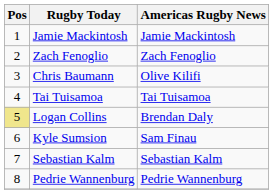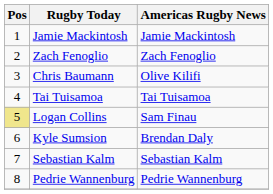(177, 117) Brendan Daly -> (168, 117) Sam Finau
(168, 138) Sam Finau -> (177, 138) Brendan Daly
